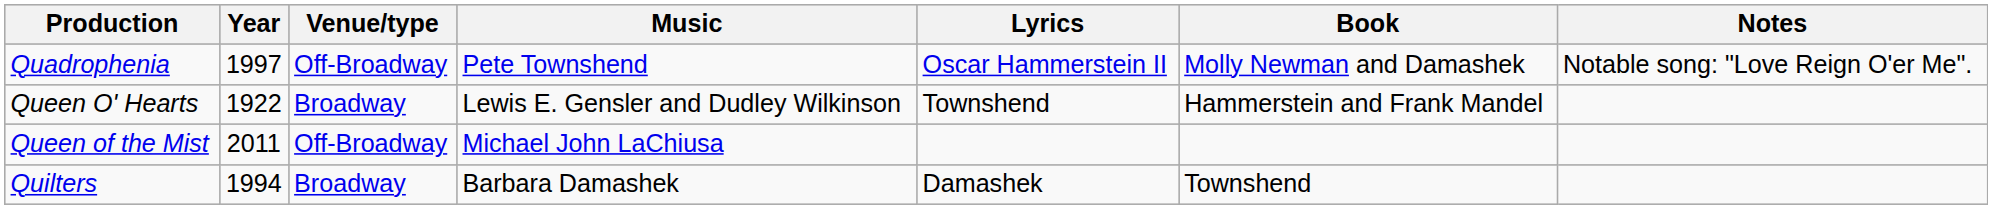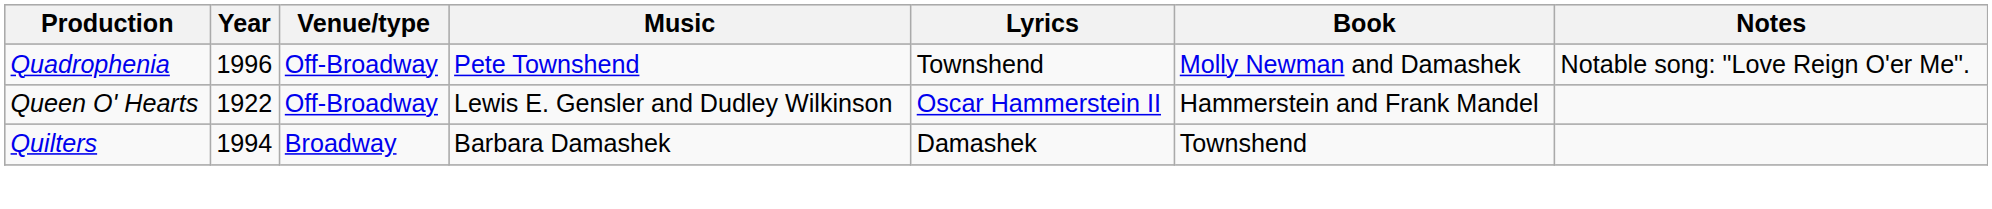(254, 64) 1997 -> (244, 64) 1996
(1045, 64) Oscar Hammerstein II -> (980, 64) Townshend
(350, 104) Broadway -> (361, 104) Off-Broadway
(986, 104) Townshend -> (1039, 104) Oscar Hammerstein II
- row: (110, 143)
